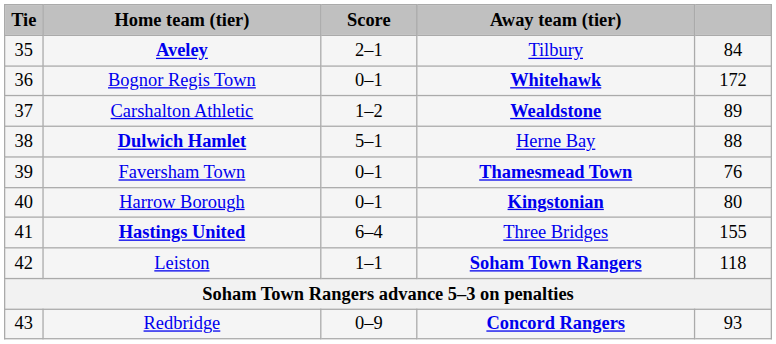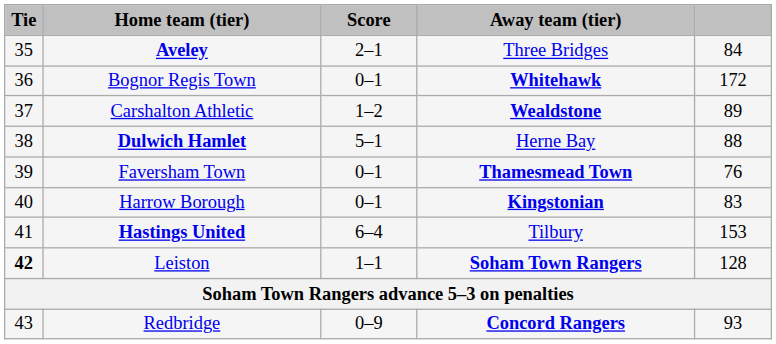(556, 50) Tilbury -> (556, 50) Three Bridges
(733, 202) 80 -> (733, 202) 83
(556, 232) Three Bridges -> (556, 232) Tilbury
(733, 232) 155 -> (733, 232) 153
(24, 263) normal -> (24, 263) bold
(733, 263) 118 -> (733, 263) 128
